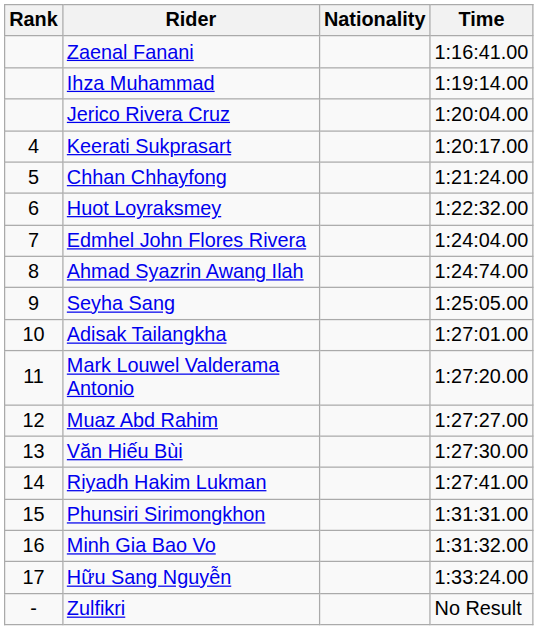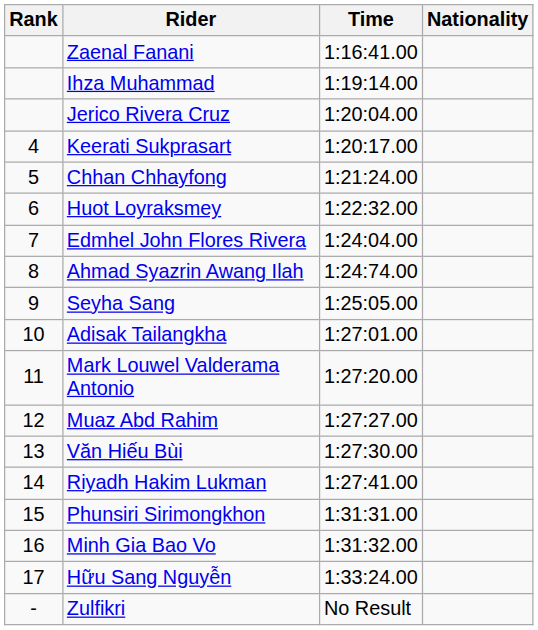columns swapped: (375, 20) <-> (481, 20)
